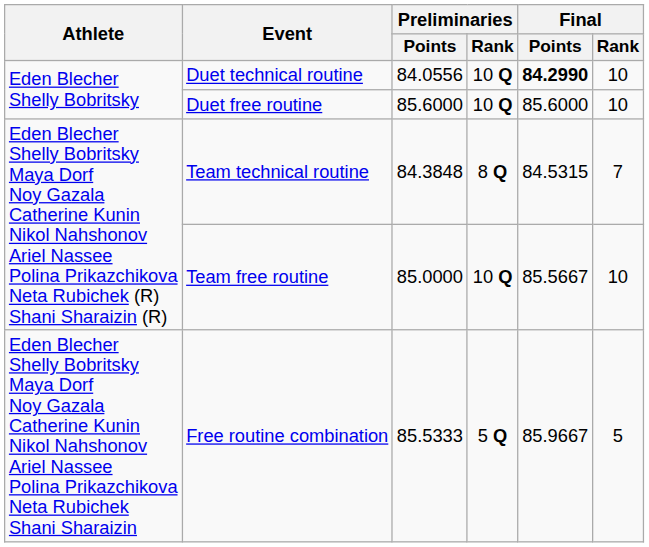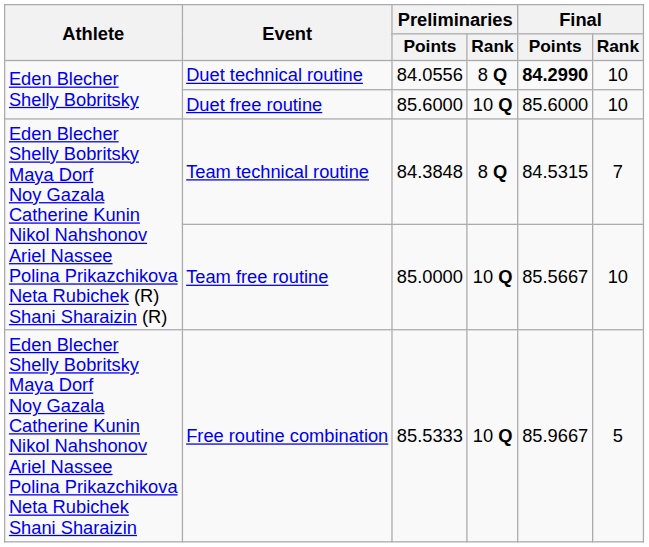(493, 76) 10 Q -> (493, 76) 8 Q
(493, 437) 5 Q -> (493, 437) 10 Q
